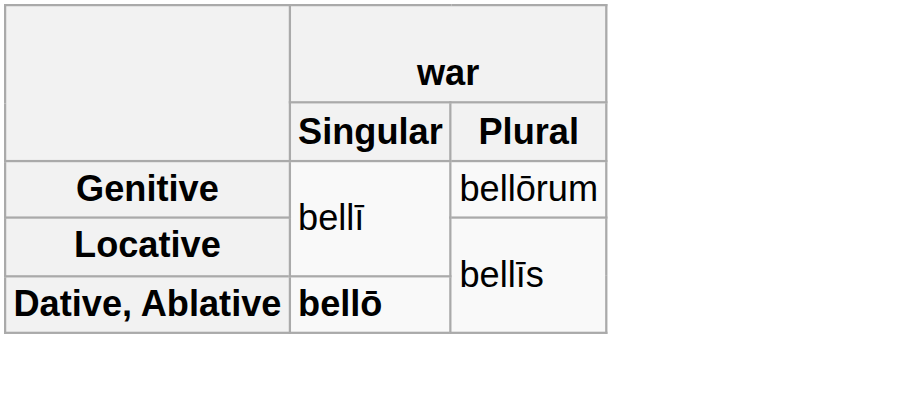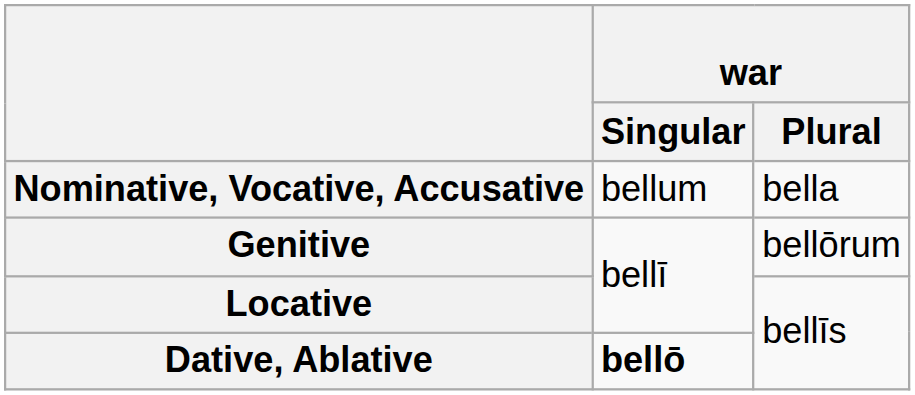+ row: (299, 188)
